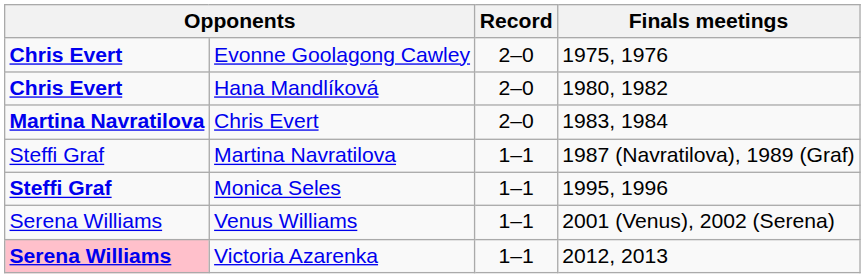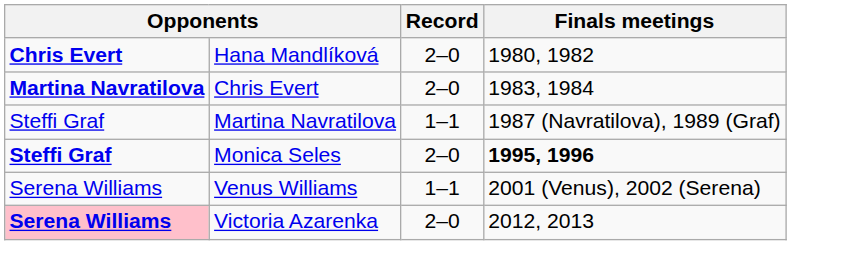- row: (342, 54)
(516, 188) 1–1 -> (442, 155) 2–0
(615, 188) normal -> (541, 155) bold
(516, 255) 1–1 -> (442, 222) 2–0
